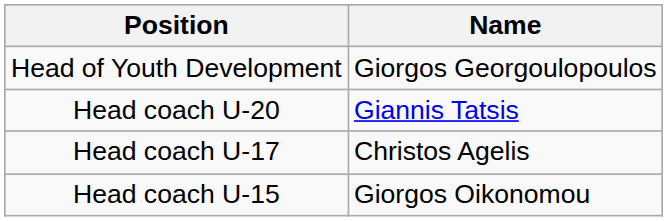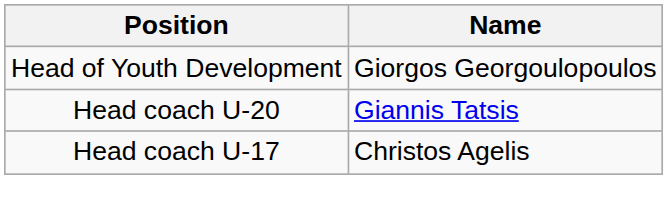- row: (176, 194)
